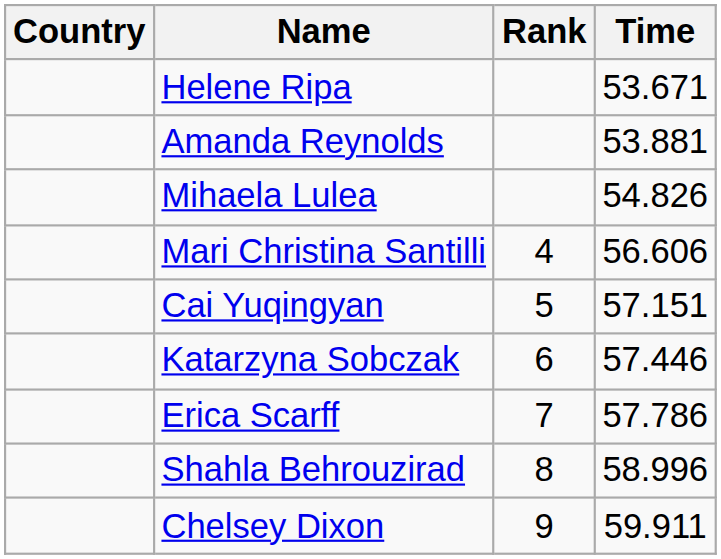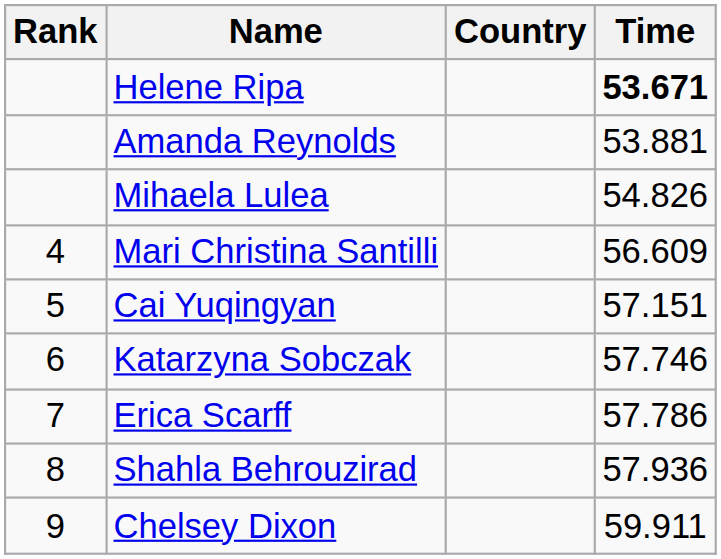columns swapped: (544, 31) <-> (79, 31)
(655, 86) normal -> (655, 86) bold
(655, 251) 56.606 -> (655, 251) 56.609
(655, 360) 57.446 -> (655, 360) 57.746
(655, 470) 58.996 -> (655, 470) 57.936
